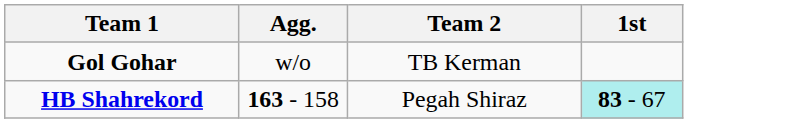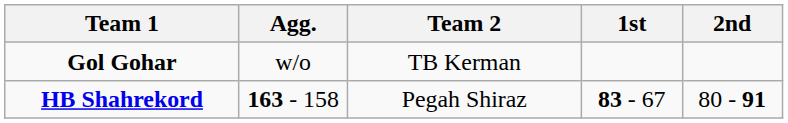+ column: (732, 23)
(632, 99) paleturquoise background -> (632, 99) no background
